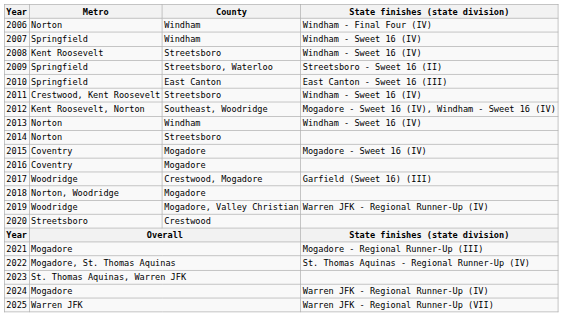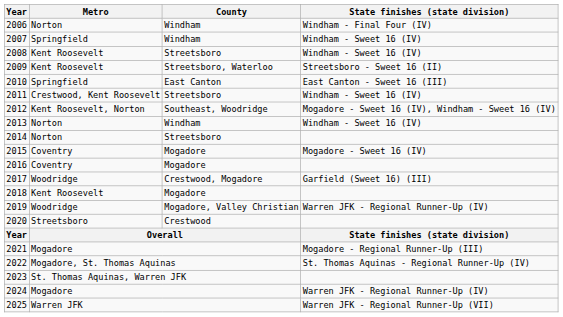(60, 67) Springfield -> (67, 67) Kent Roosevelt
(75, 193) Norton, Woodridge -> (67, 193) Kent Roosevelt
